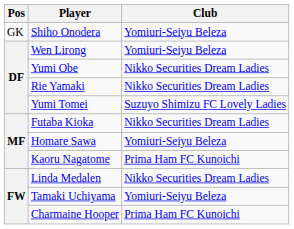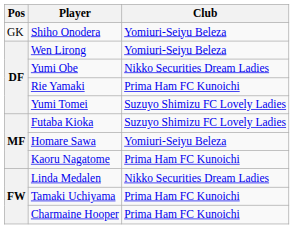(197, 86) Nikko Securities Dream Ladies -> (182, 86) Prima Ham FC Kunoichi
(197, 123) Nikko Securities Dream Ladies -> (205, 123) Suzuyo Shimizu FC Lovely Ladies
(175, 196) Yomiuri-Seiyu Beleza -> (182, 196) Prima Ham FC Kunoichi
